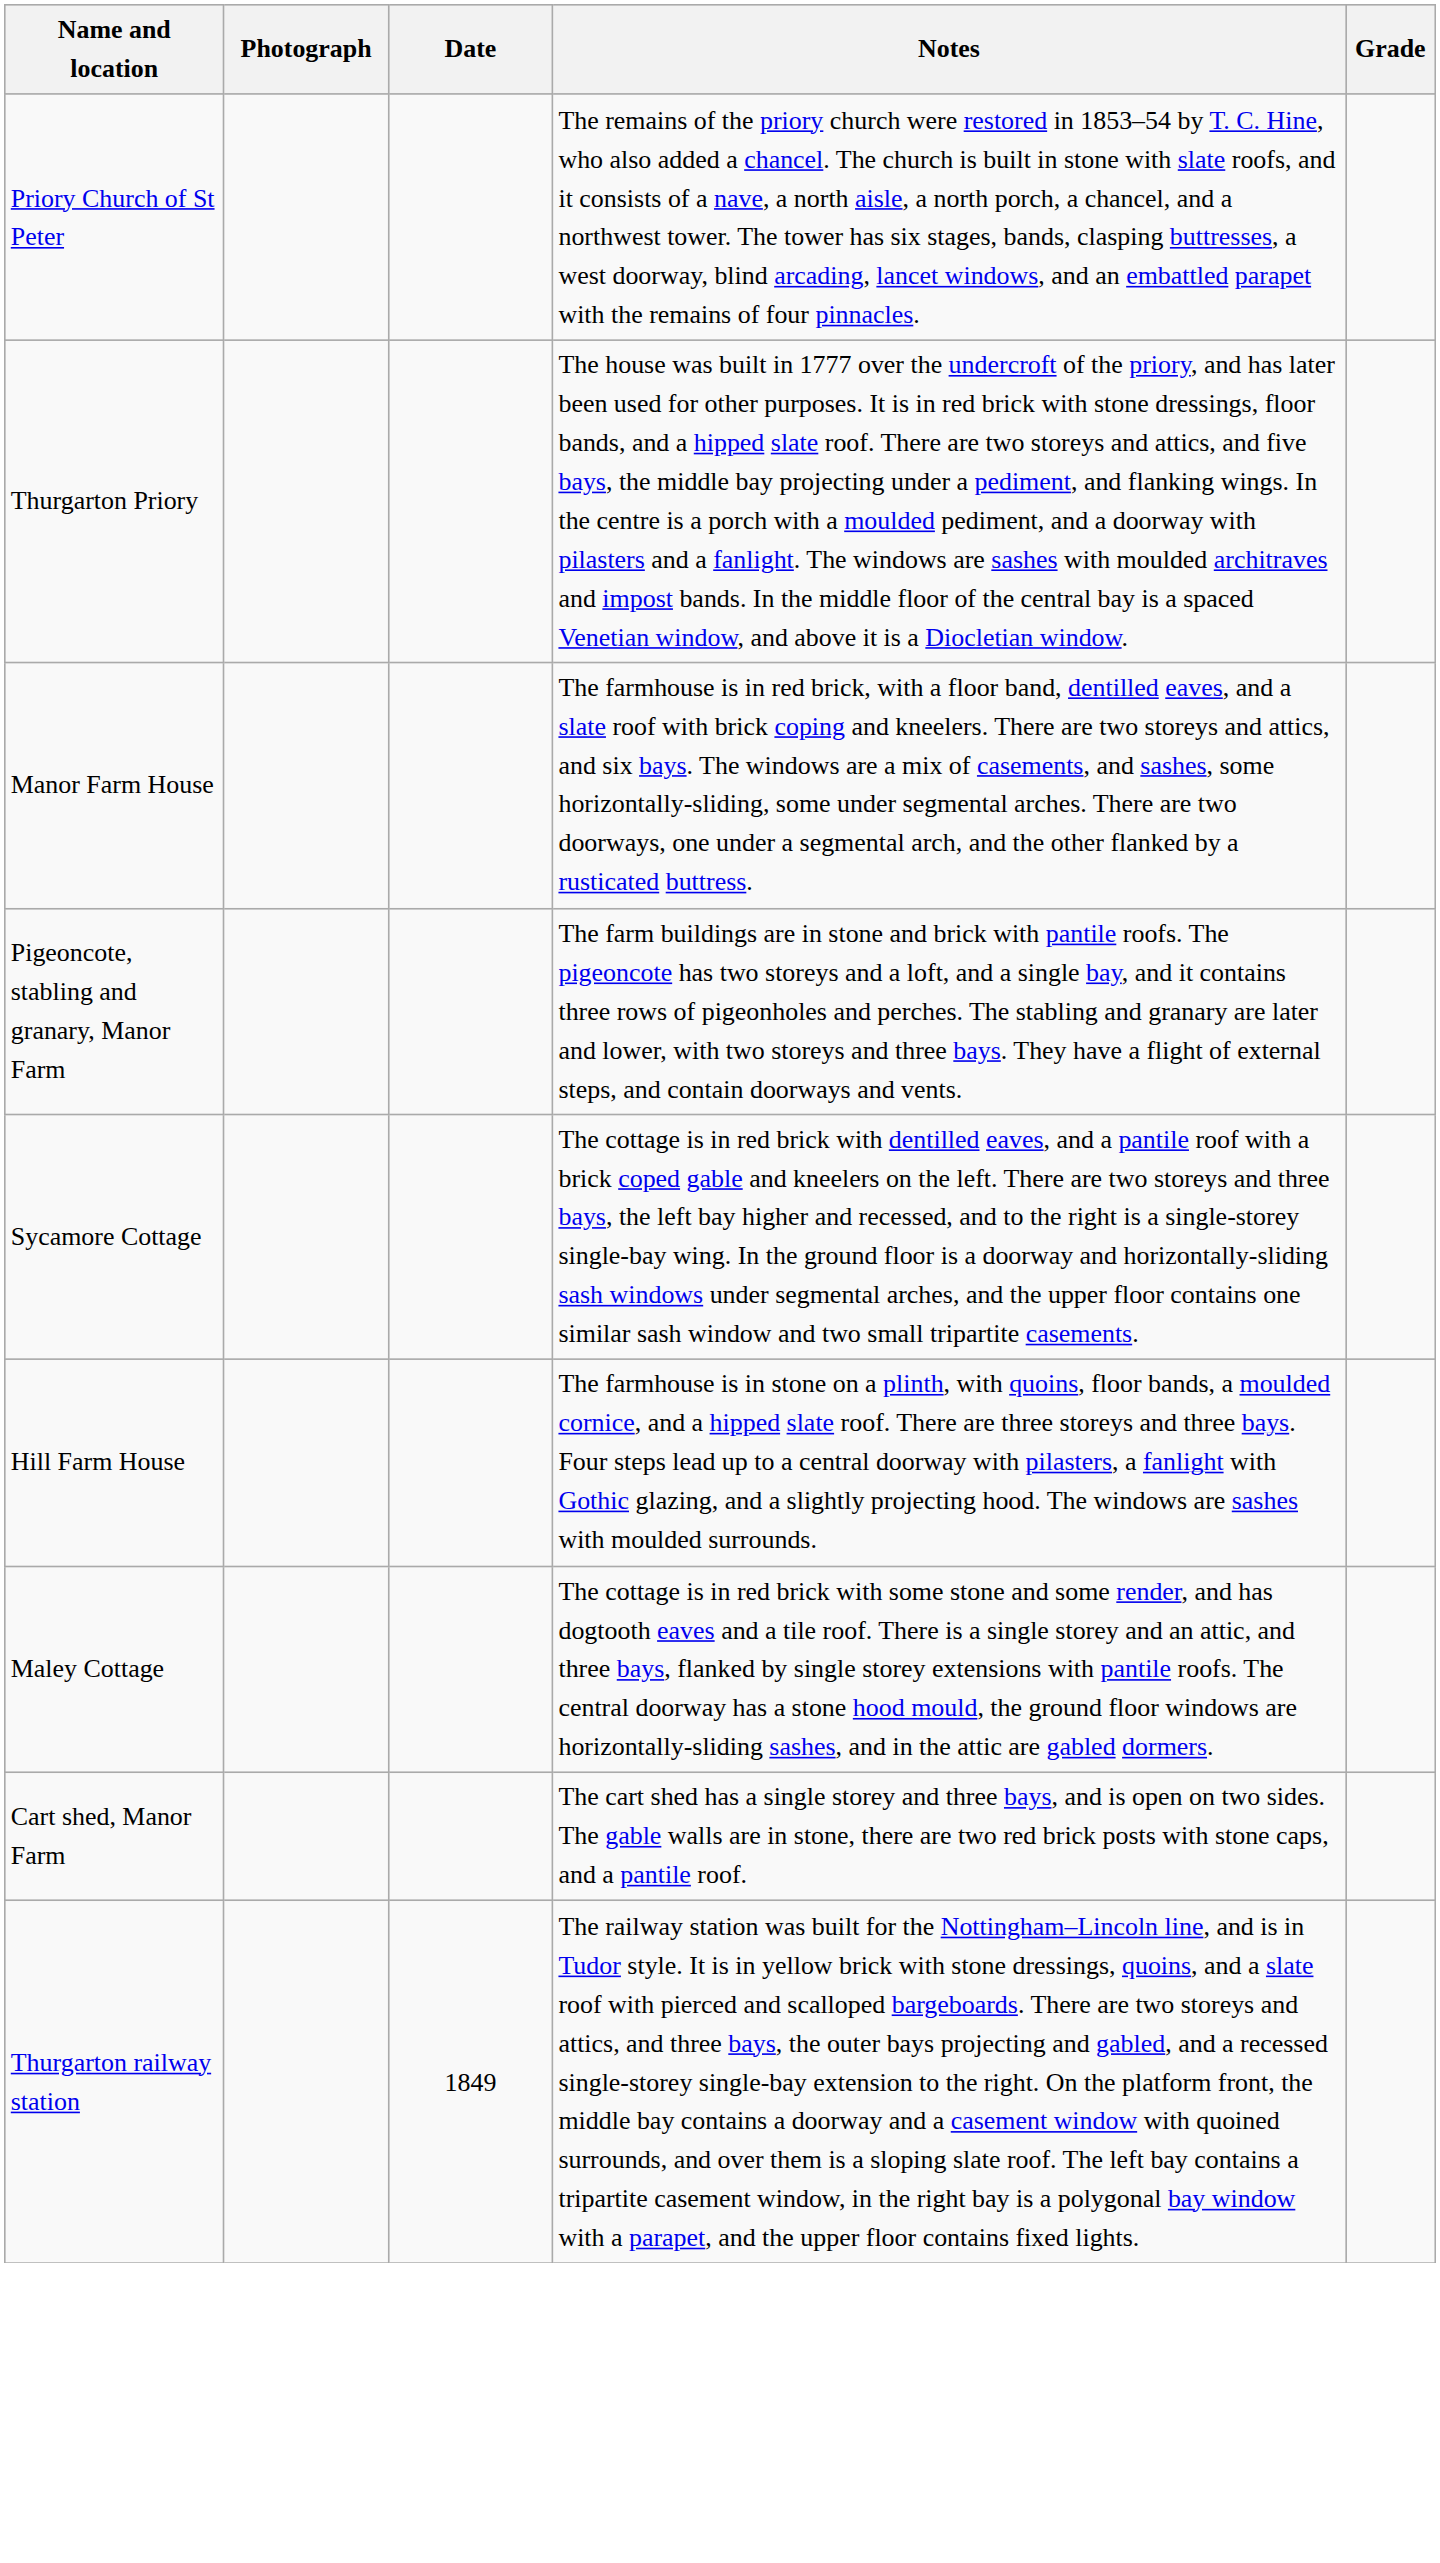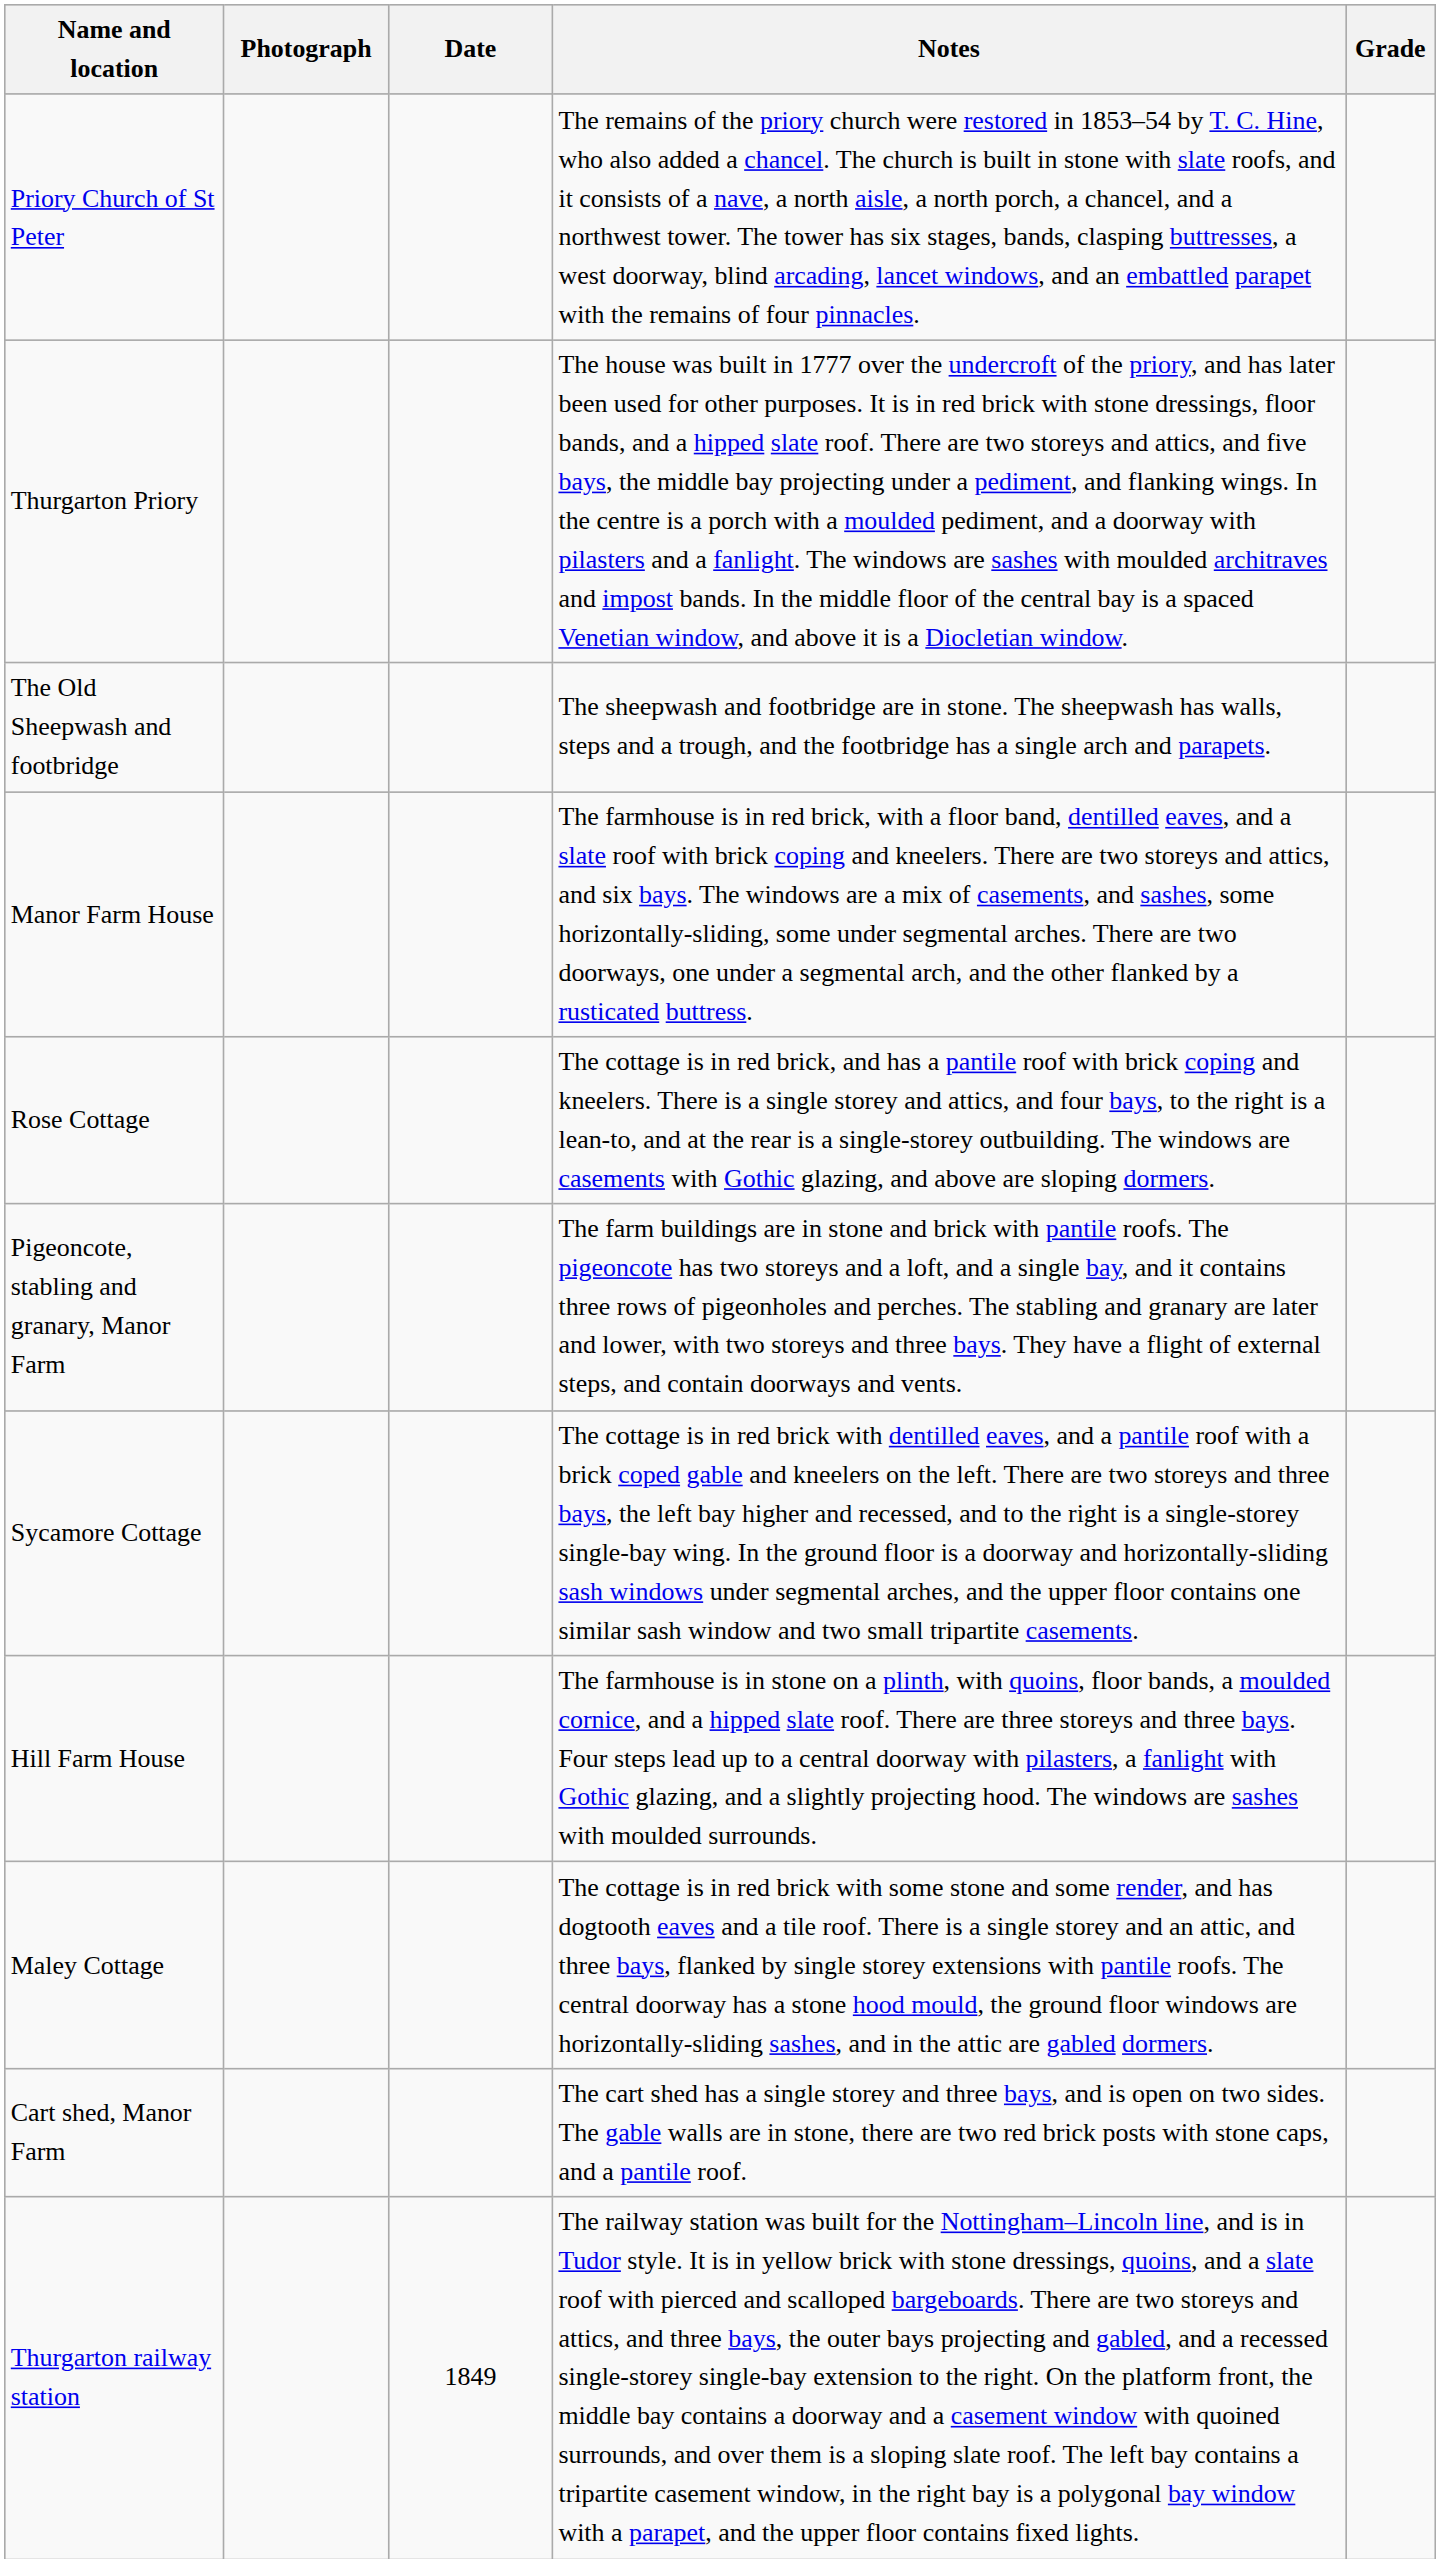+ row: (91, 726)
+ row: (80, 1119)
